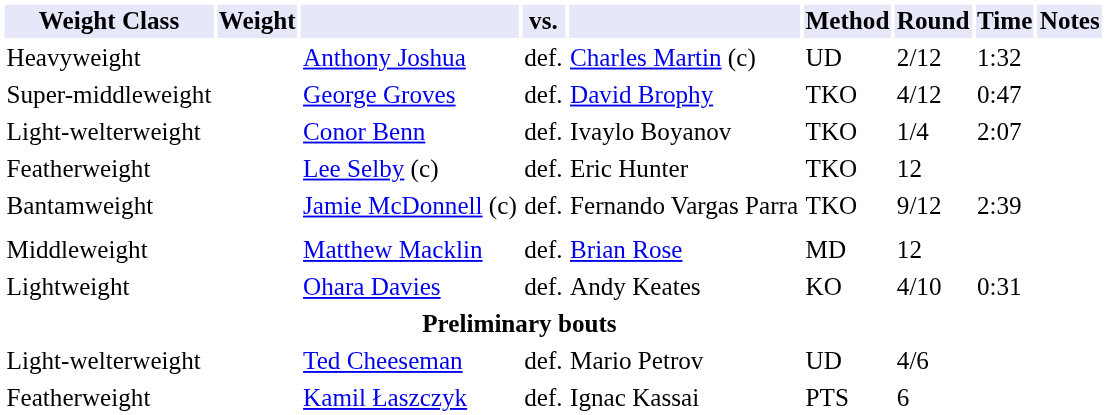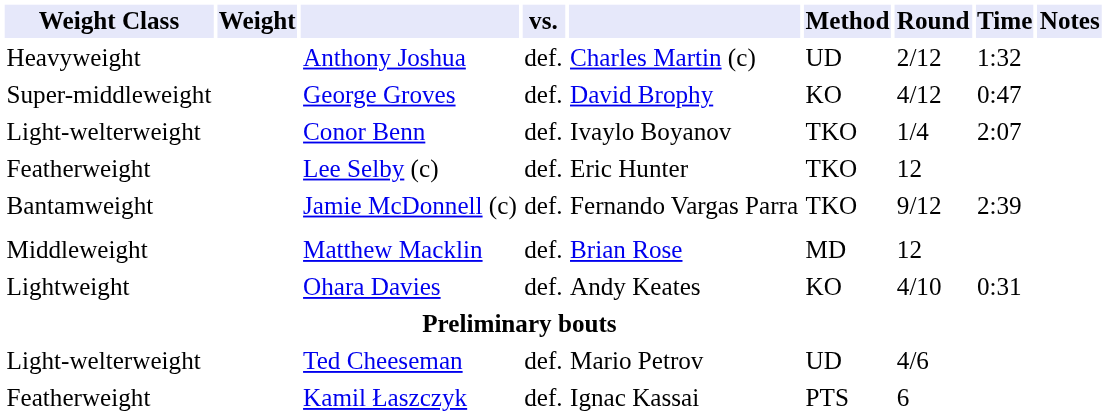(831, 94) TKO -> (824, 94) KO
